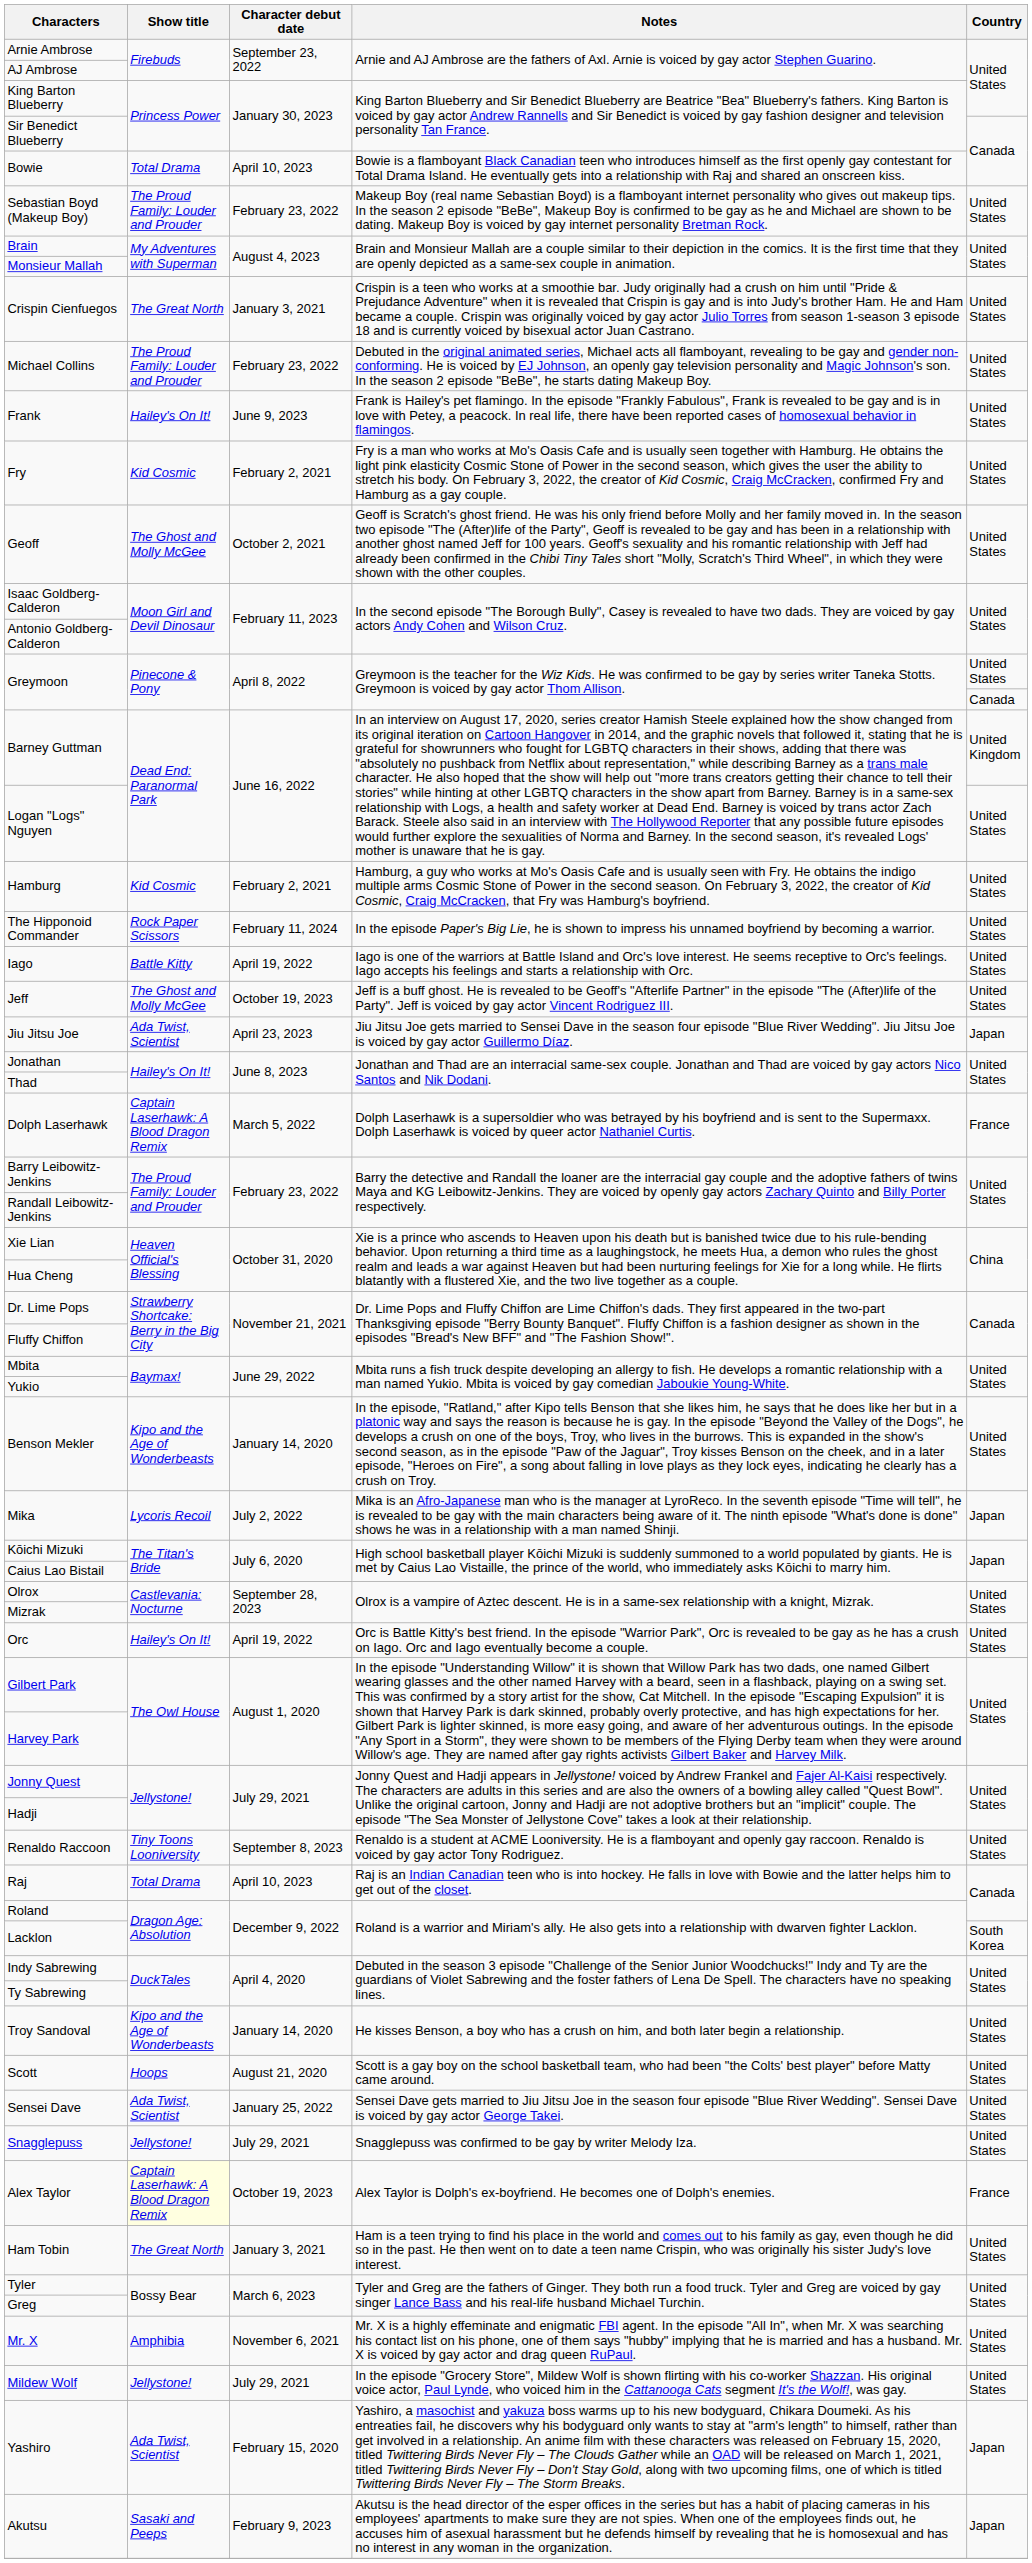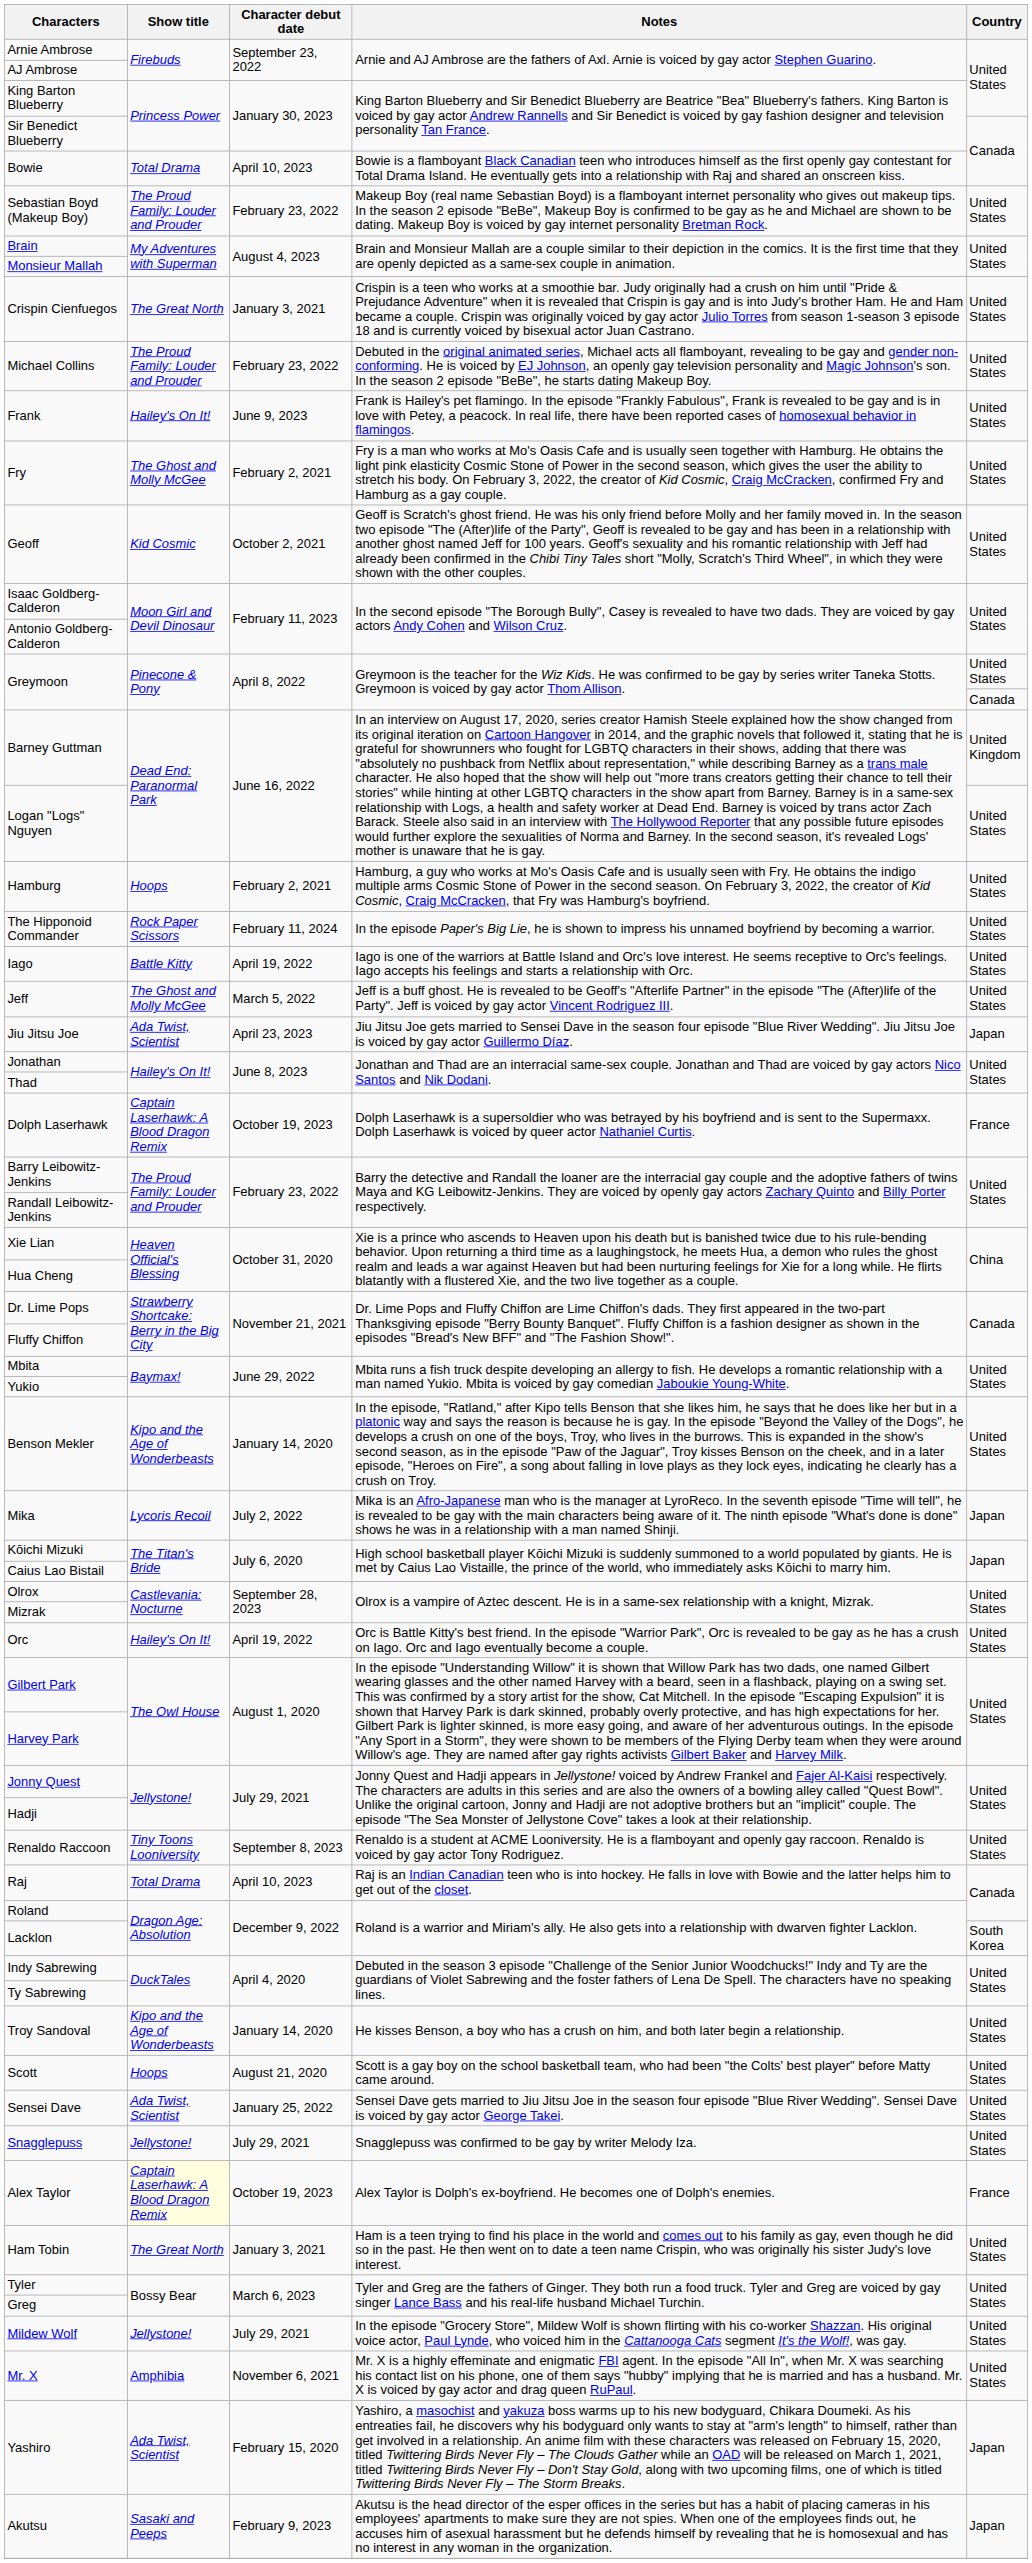(163, 472) Kid Cosmic -> (173, 472) The Ghost and Molly McGee
(173, 544) The Ghost and Molly McGee -> (163, 544) Kid Cosmic
(163, 886) Kid Cosmic -> (149, 886) Hoops
(283, 999) October 19, 2023 -> (274, 999) March 5, 2022
(274, 1125) March 5, 2022 -> (283, 1125) October 19, 2023
rows swapped: (42, 2383) <-> (23, 2340)
